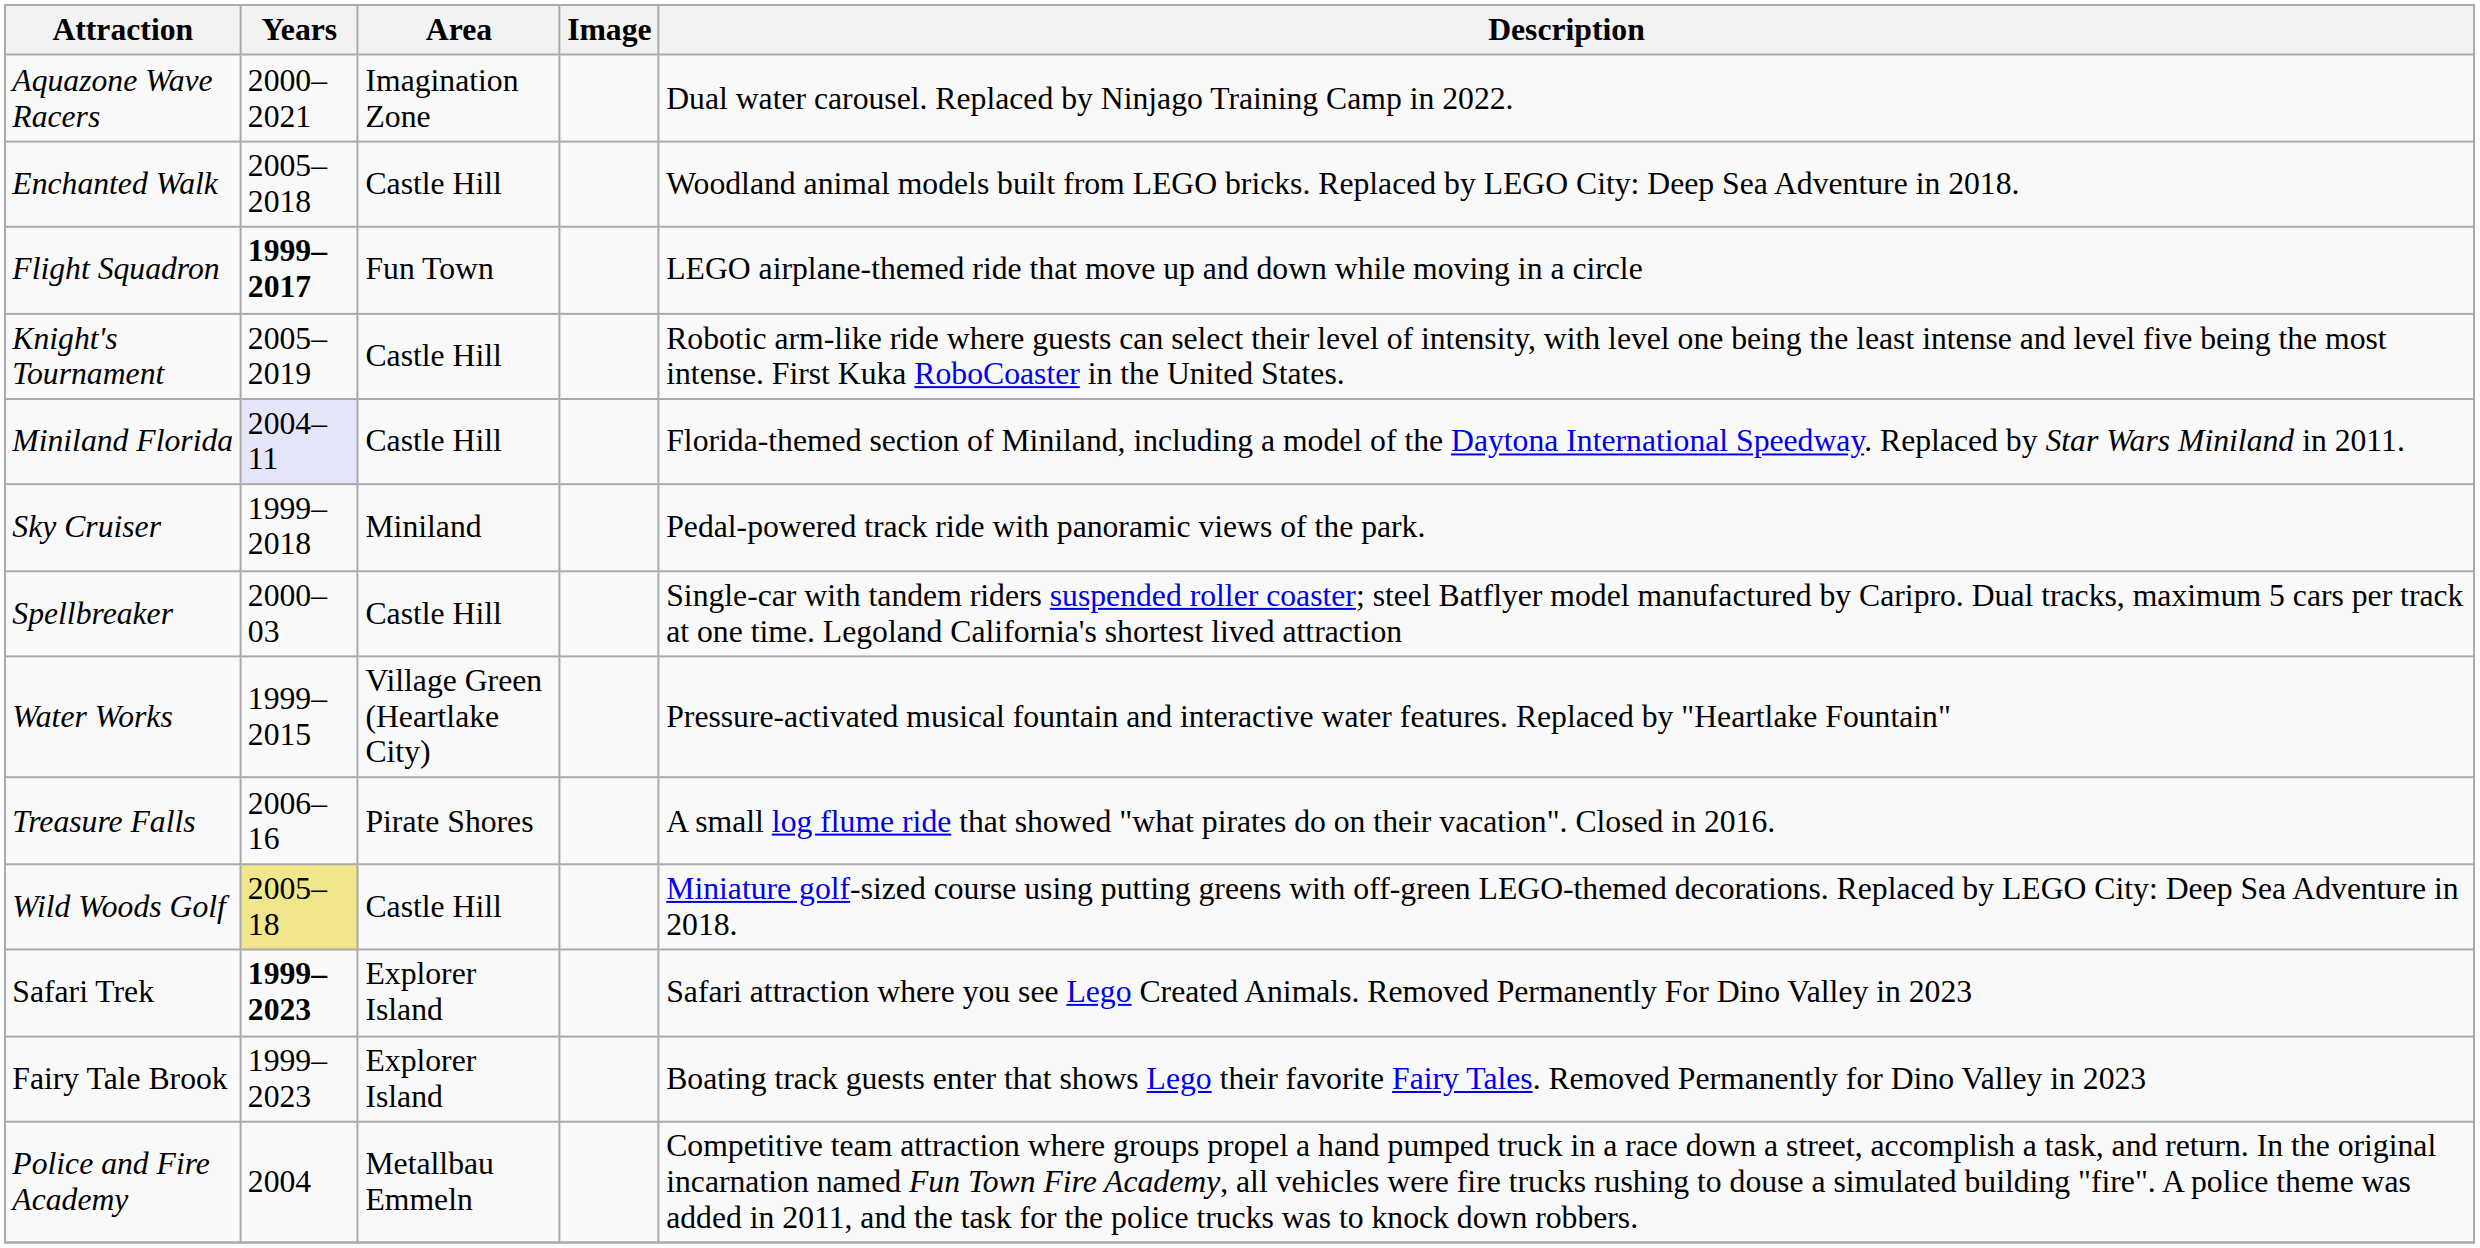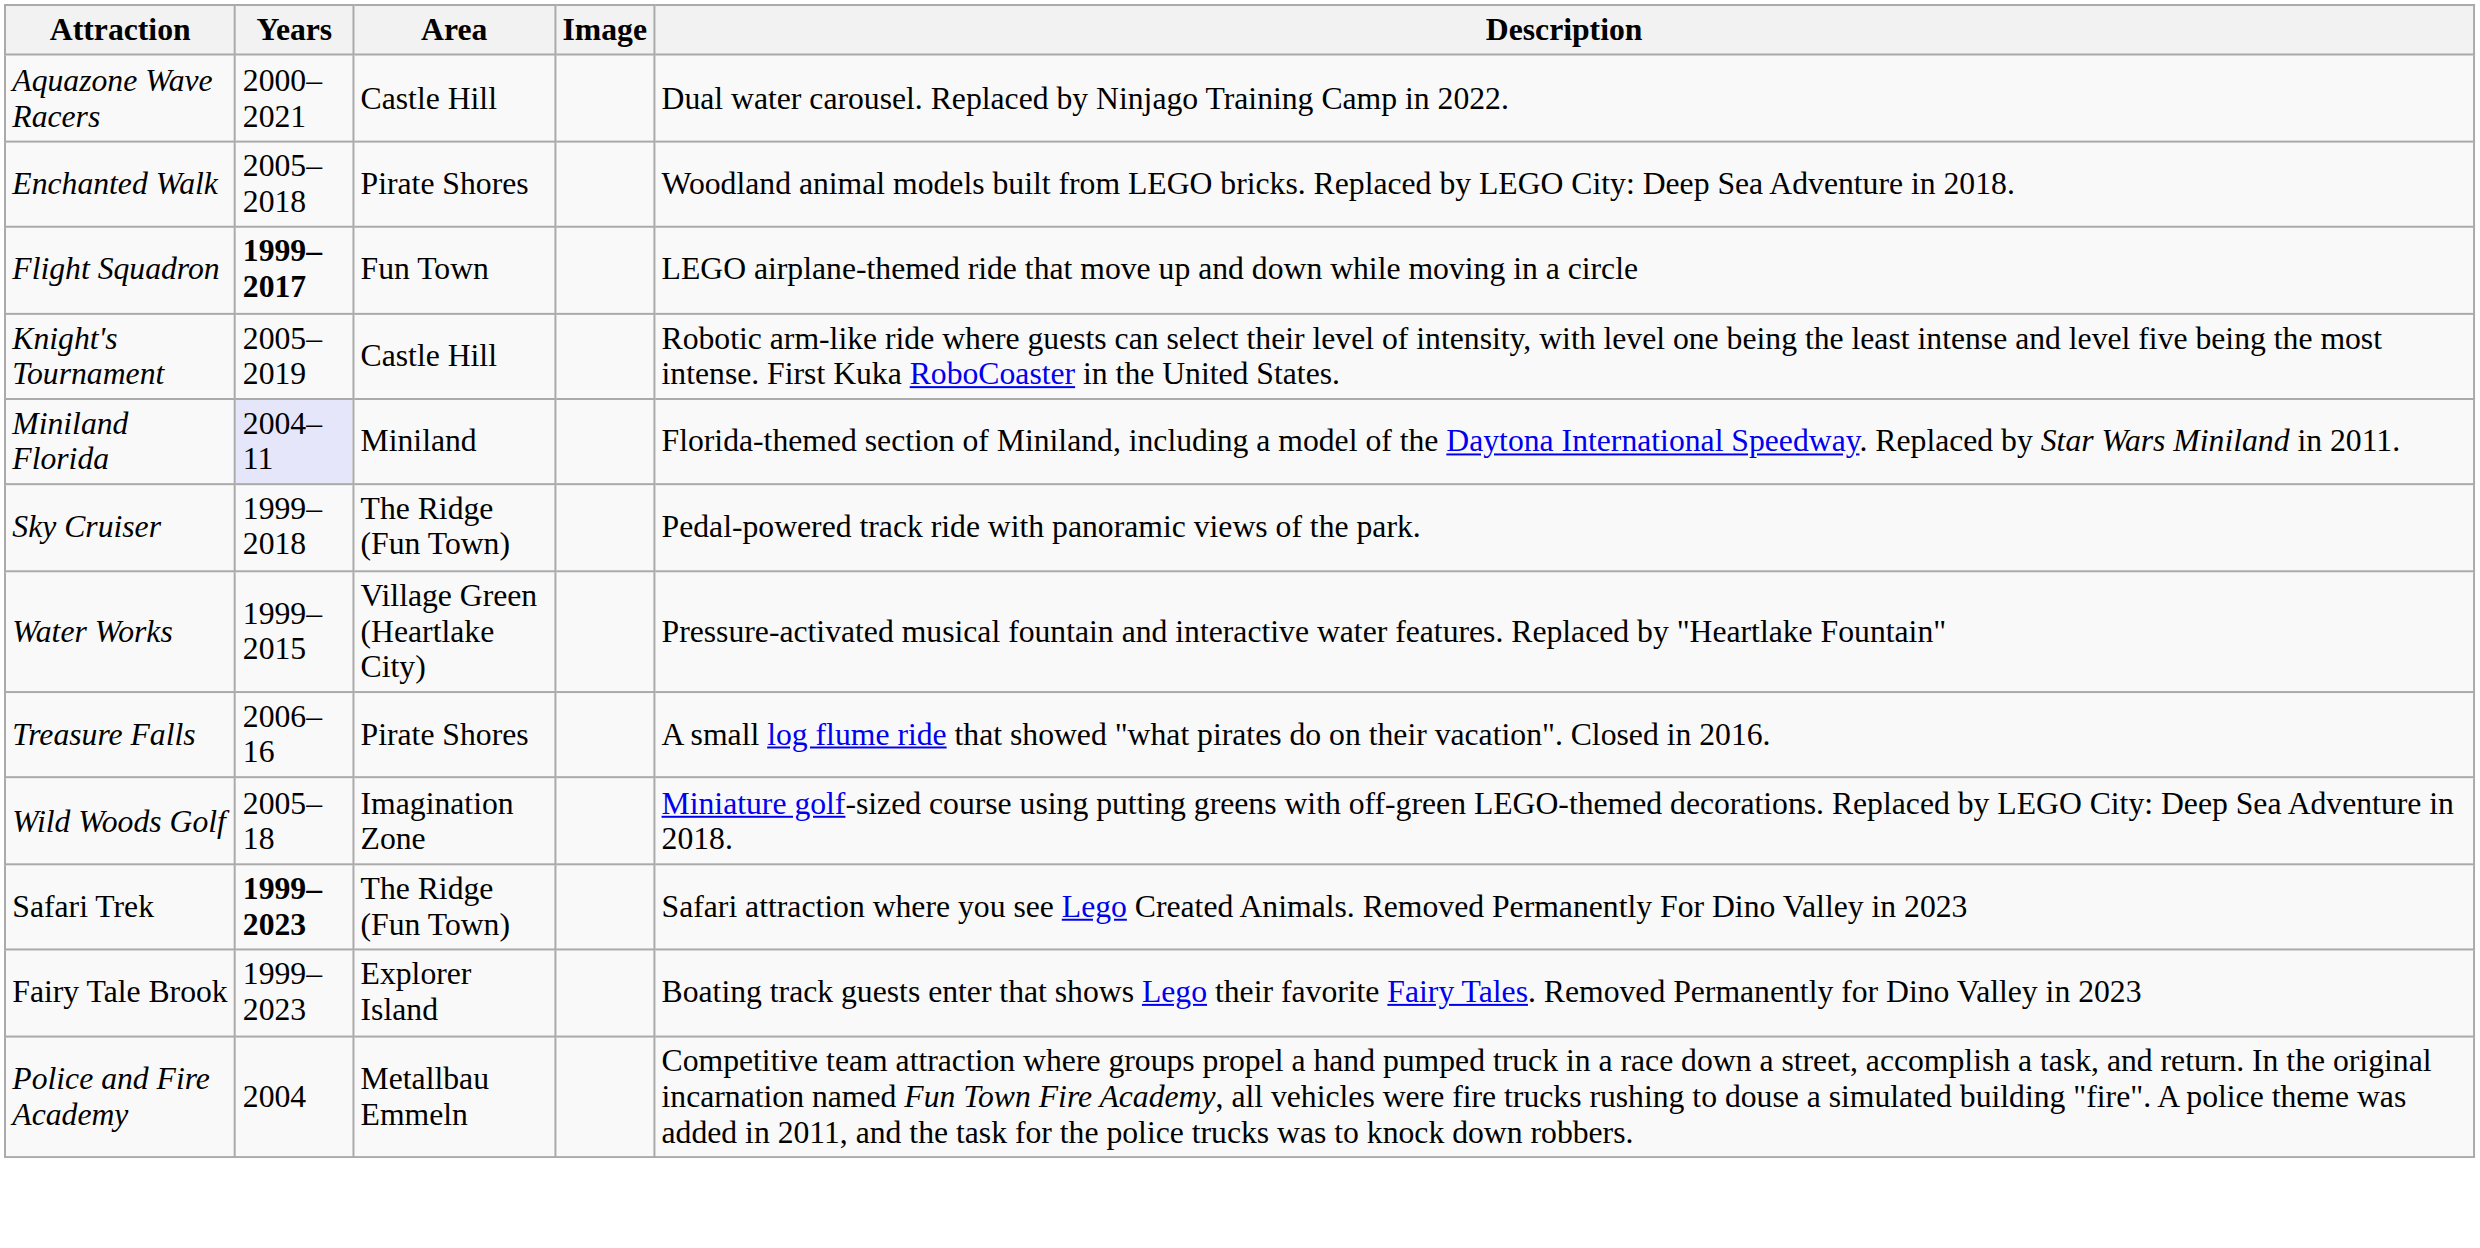(442, 97) Imagination Zone -> (429, 97) Castle Hill
(434, 183) Castle Hill -> (445, 183) Pirate Shores
(434, 441) Castle Hill -> (419, 441) Miniland
(424, 527) Miniland -> (435, 527) The Ridge (Fun Town)
- row: (93, 612)
(287, 906) khaki background -> (282, 820) no background
(434, 906) Castle Hill -> (437, 820) Imagination Zone
(421, 992) Explorer Island -> (435, 906) The Ridge (Fun Town)
